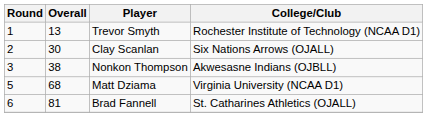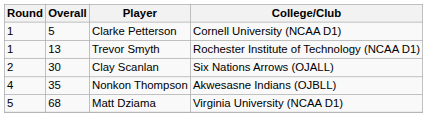+ row: (134, 31)
(10, 67) 3 -> (10, 85) 4
(54, 67) 38 -> (54, 85) 35
- row: (124, 103)
